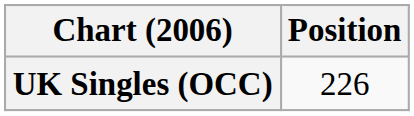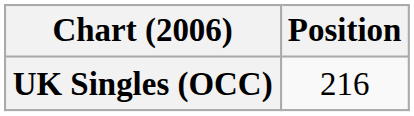(345, 82) 226 -> (345, 82) 216
